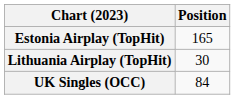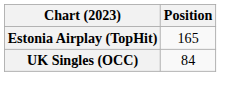- row: (90, 60)
